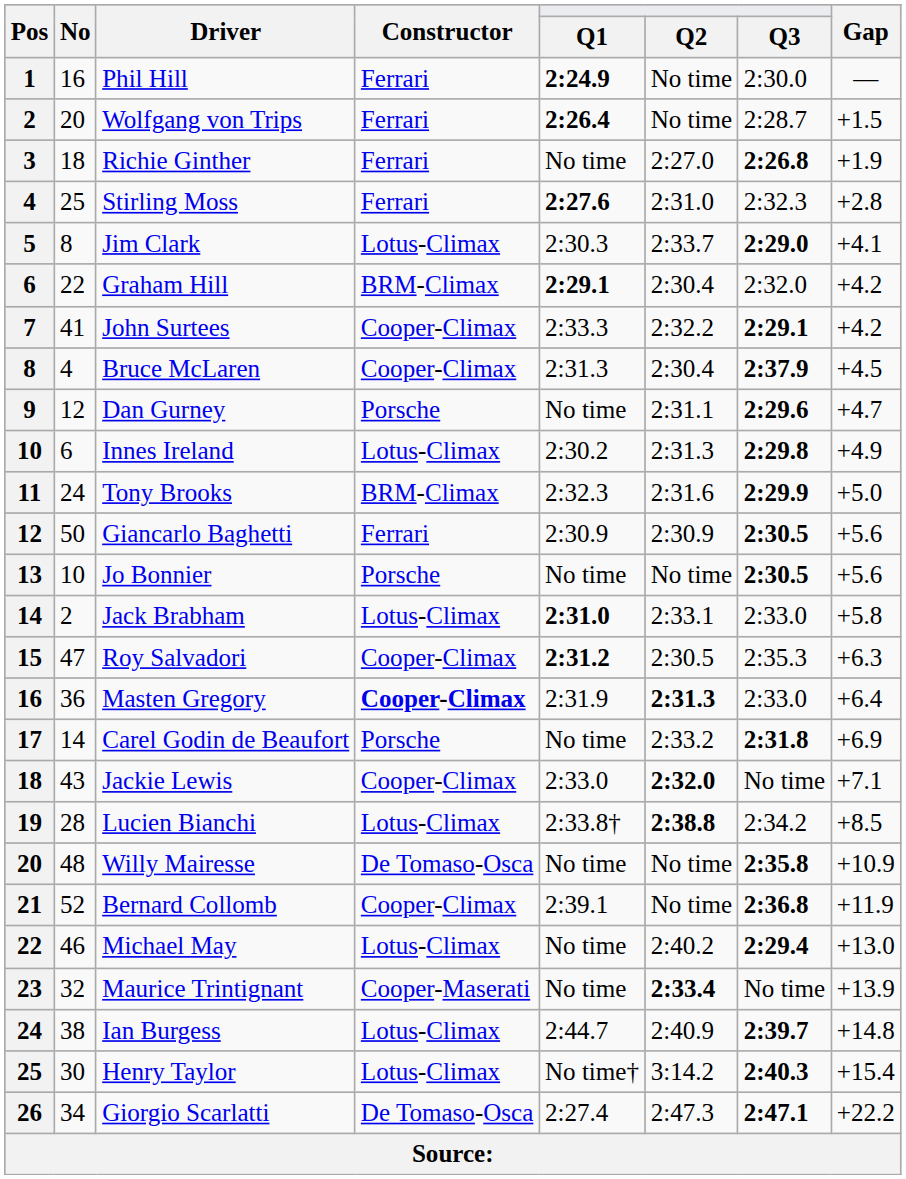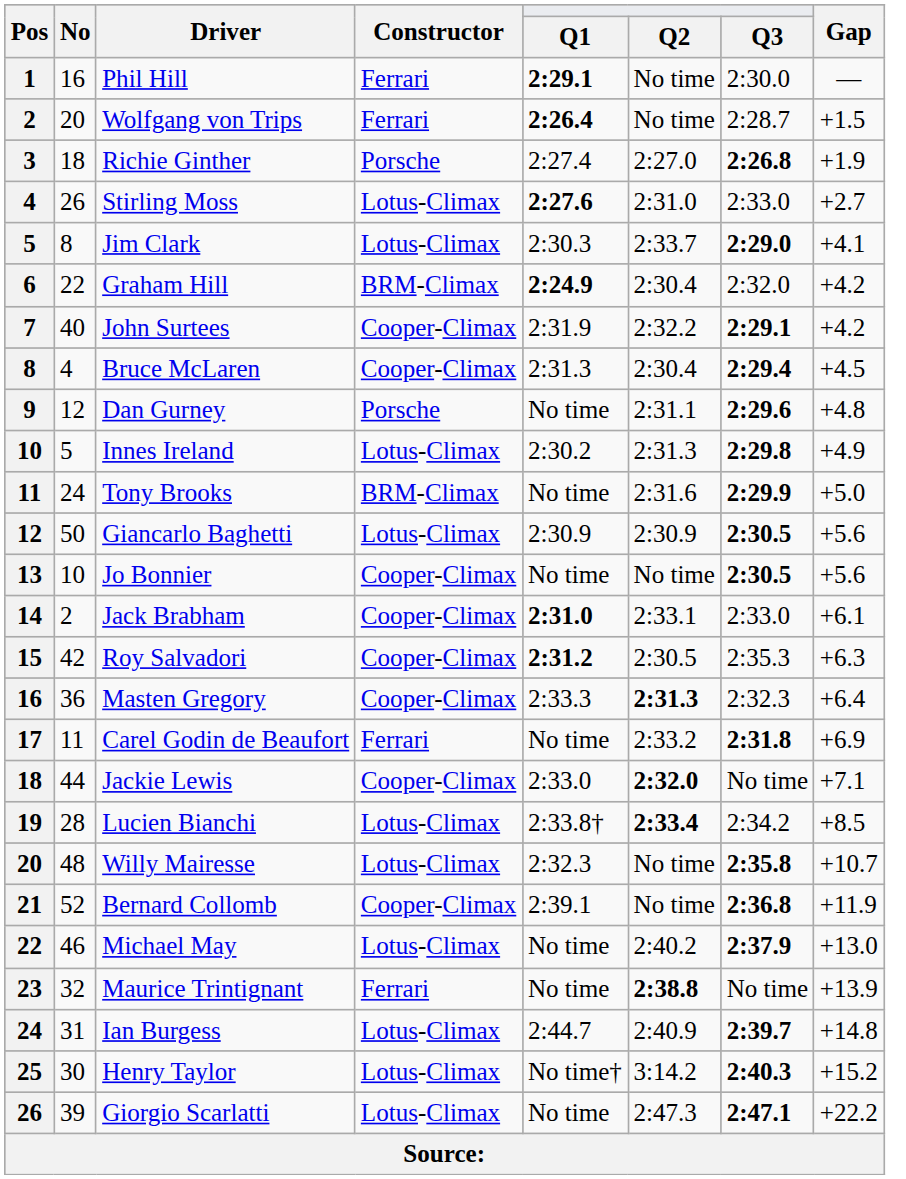(577, 78) 2:24.9 -> (560, 78) 2:29.1
(395, 161) Ferrari -> (401, 161) Porsche
(586, 161) No time -> (560, 161) 2:27.4
(72, 202) 25 -> (72, 202) 26
(395, 202) Ferrari -> (430, 202) Lotus-Climax
(775, 202) 2:32.3 -> (758, 202) 2:33.0
(860, 202) +2.8 -> (842, 202) +2.7
(577, 285) 2:29.1 -> (560, 285) 2:24.9
(72, 326) 41 -> (72, 326) 40
(577, 326) 2:33.3 -> (560, 326) 2:31.9
(776, 367) 2:37.9 -> (759, 367) 2:29.4
(860, 409) +4.7 -> (842, 409) +4.8
(66, 450) 6 -> (66, 450) 5
(577, 491) 2:32.3 -> (569, 491) No time
(395, 533) Ferrari -> (430, 533) Lotus-Climax
(401, 574) Porsche -> (439, 574) Cooper-Climax
(430, 615) Lotus-Climax -> (439, 615) Cooper-Climax
(860, 615) +5.8 -> (842, 615) +6.1
(72, 657) 47 -> (72, 657) 42
(443, 698) bold -> (439, 698) normal
(577, 698) 2:31.9 -> (560, 698) 2:33.3
(775, 698) 2:33.0 -> (758, 698) 2:32.3
(72, 740) 14 -> (72, 740) 11
(401, 740) Porsche -> (395, 740) Ferrari
(72, 781) 43 -> (72, 781) 44
(683, 822) 2:38.8 -> (666, 822) 2:33.4
(447, 864) De Tomaso-Osca -> (430, 864) Lotus-Climax
(586, 864) No time -> (560, 864) 2:32.3
(866, 864) +10.9 -> (849, 864) +10.7
(776, 946) 2:29.4 -> (759, 946) 2:37.9
(446, 988) Cooper-Maserati -> (395, 988) Ferrari
(683, 988) 2:33.4 -> (666, 988) 2:38.8
(72, 1029) 38 -> (72, 1029) 31
(866, 1070) +15.4 -> (849, 1070) +15.2
(72, 1112) 34 -> (72, 1112) 39
(447, 1112) De Tomaso-Osca -> (430, 1112) Lotus-Climax
(577, 1112) 2:27.4 -> (569, 1112) No time
